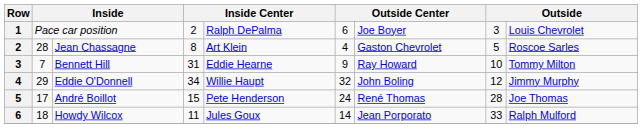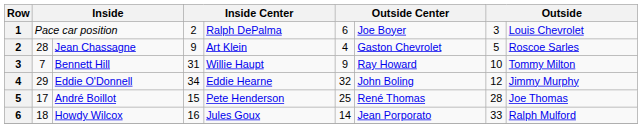(194, 47) 8 -> (194, 47) 9
(239, 64) Eddie Hearne -> (235, 64) Willie Haupt
(235, 82) Willie Haupt -> (239, 82) Eddie Hearne
(345, 99) 24 -> (345, 99) 25
(194, 116) 11 -> (194, 116) 16
